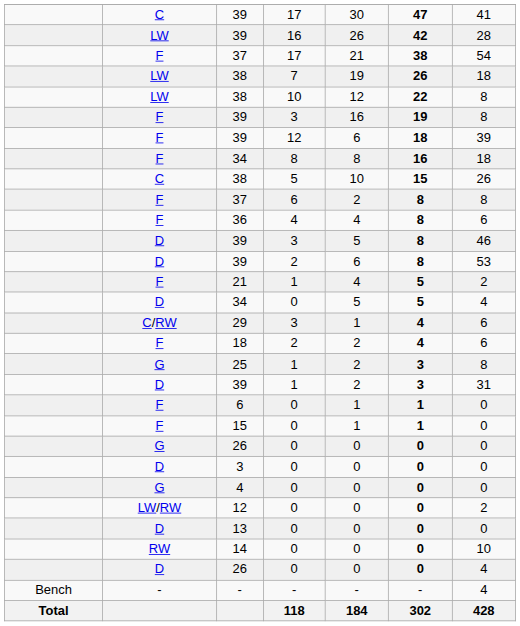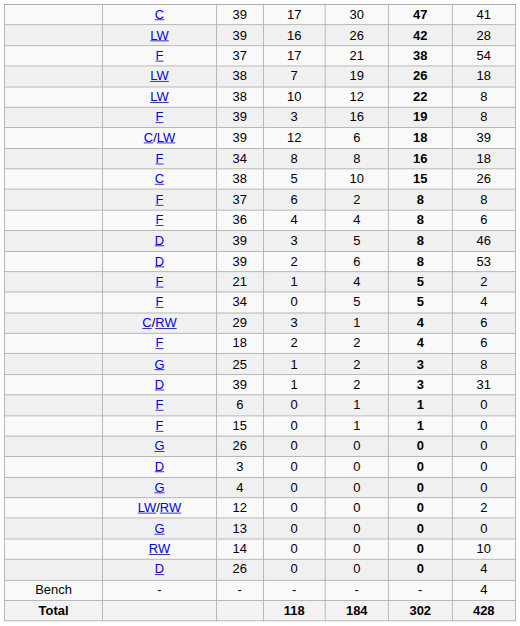(159, 138) F -> (160, 138) C/LW
(159, 302) D -> (159, 302) F
(159, 528) D -> (160, 528) G
